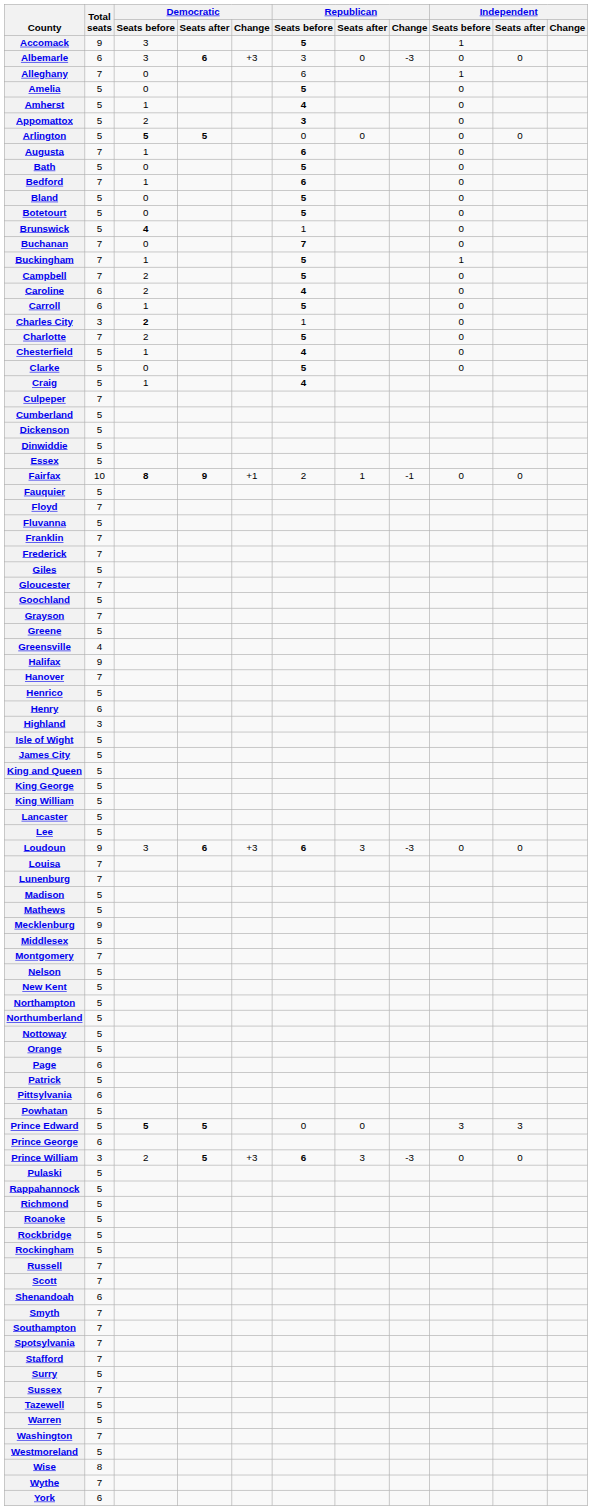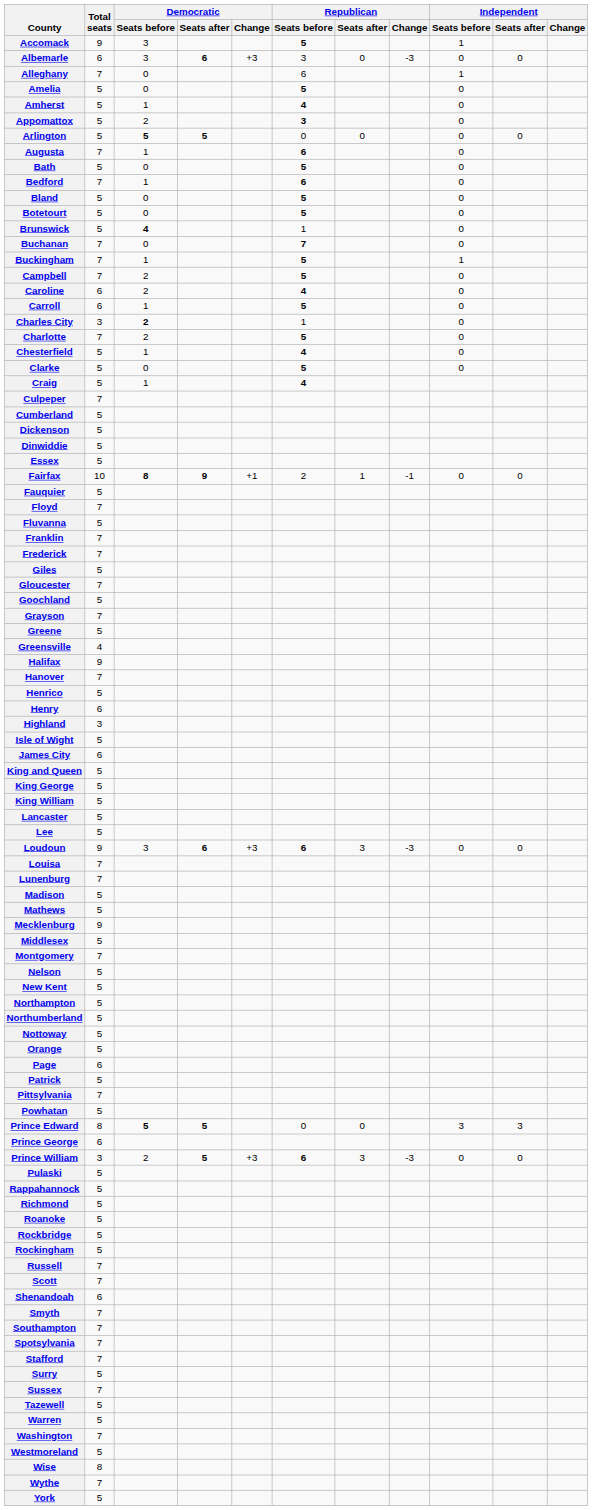(99, 755) 5 -> (99, 755) 6
(99, 1095) 6 -> (99, 1095) 7
(99, 1126) 5 -> (99, 1126) 8
(99, 1498) 6 -> (99, 1498) 5
